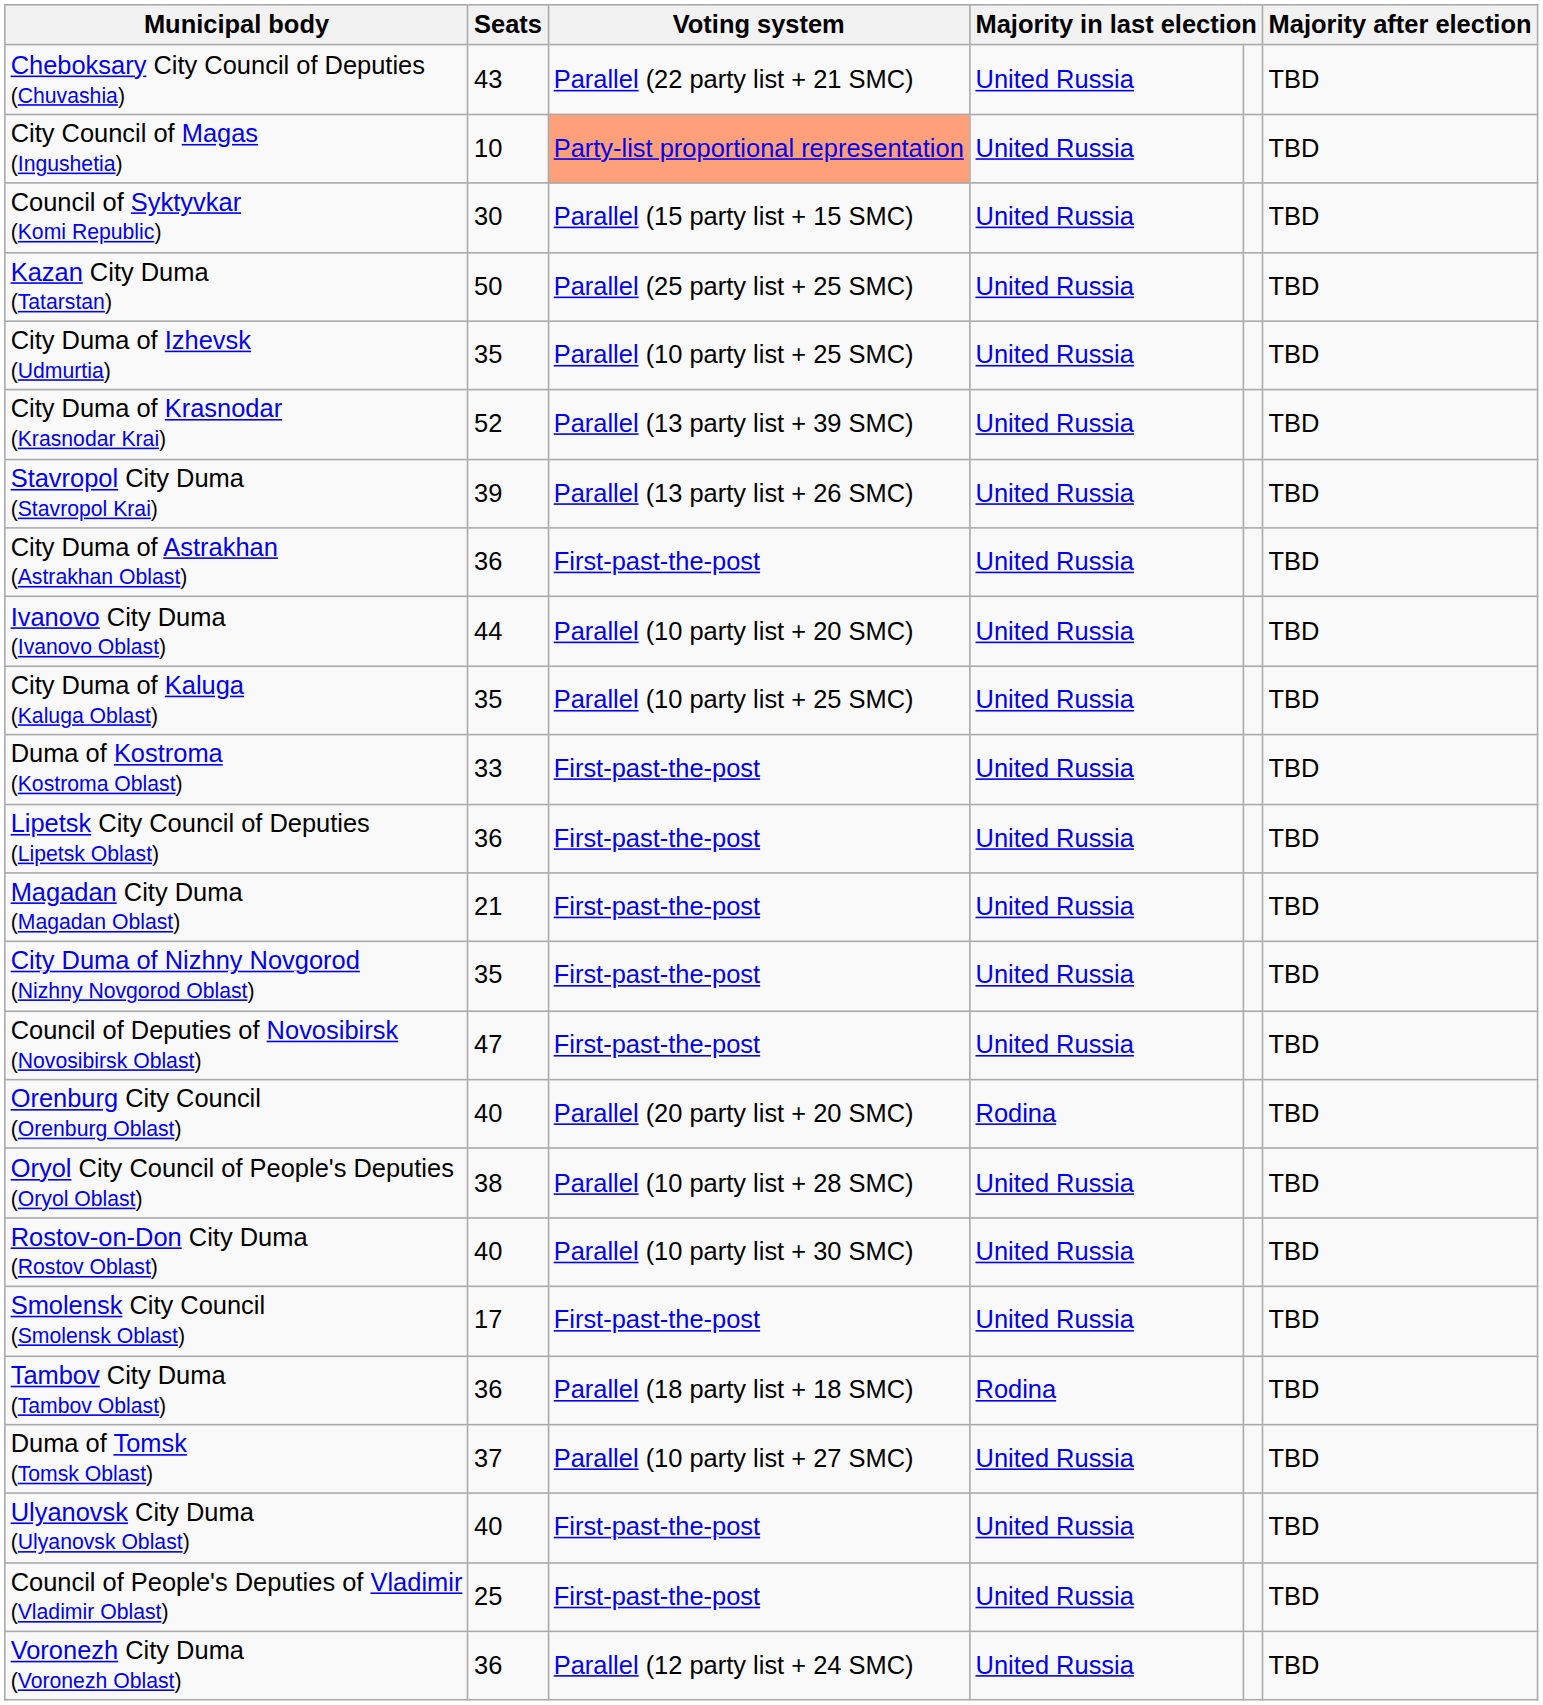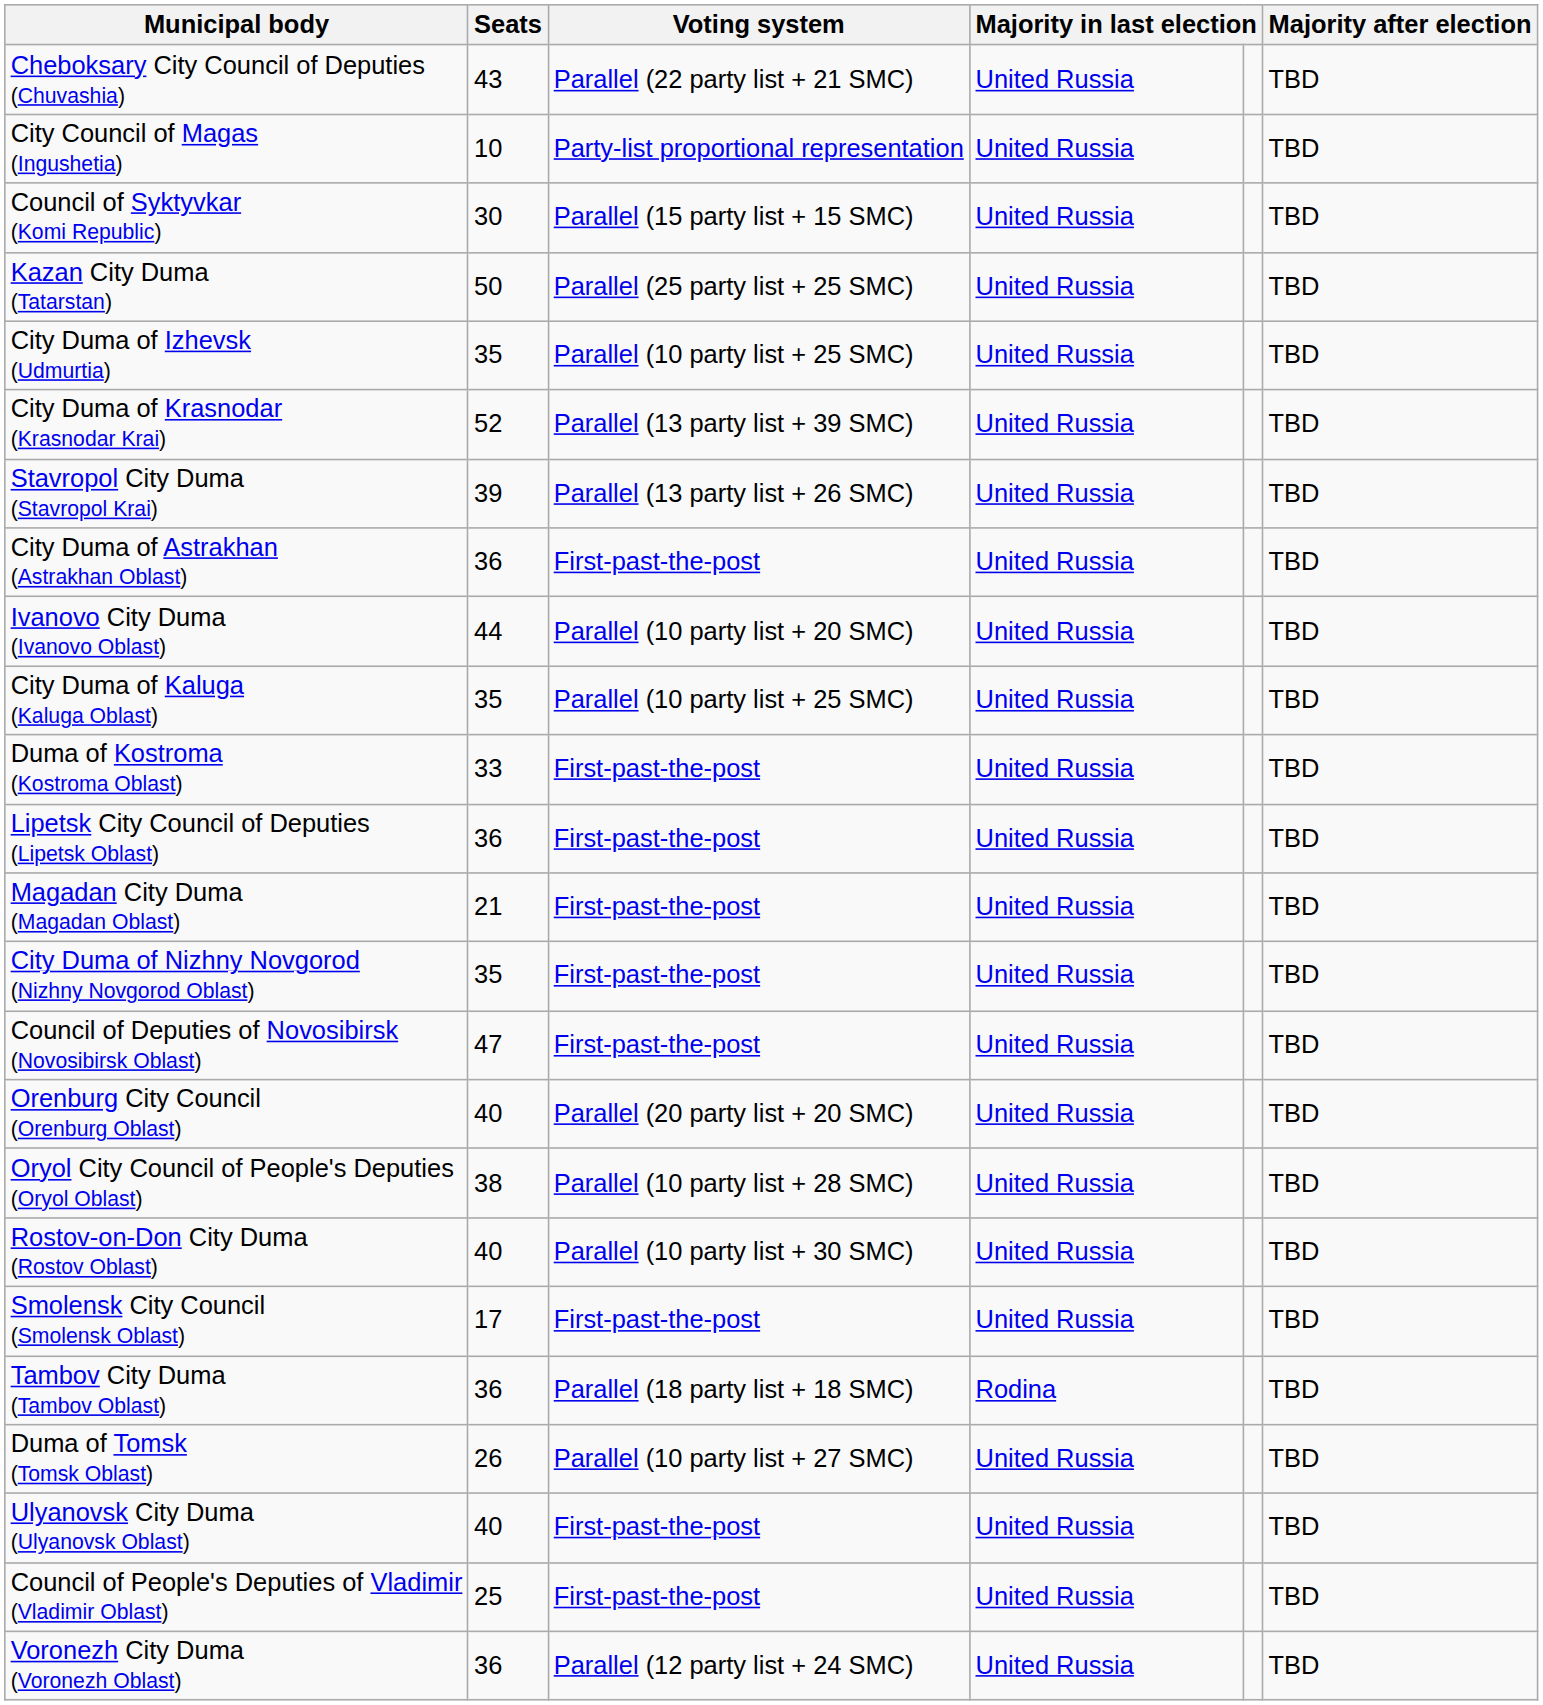(759, 148) lightsalmon background -> (759, 148) no background
(1016, 1113) Rodina -> (1055, 1113) United Russia
(488, 1458) 37 -> (488, 1458) 26
